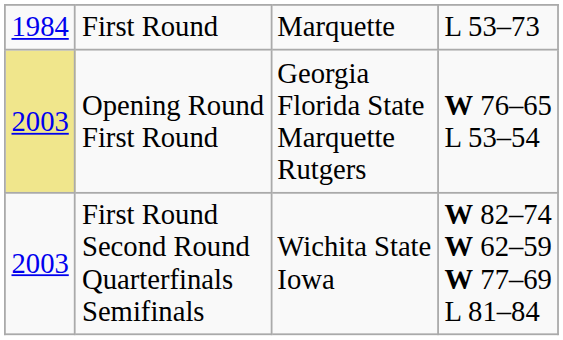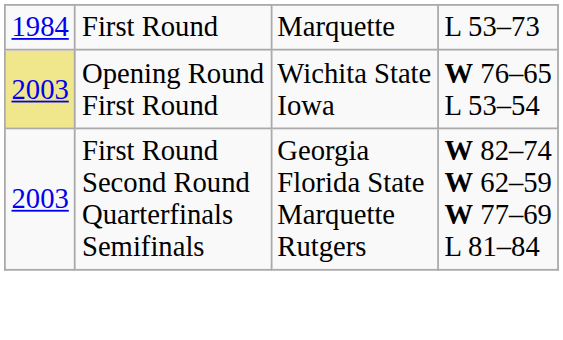(351, 120) Georgia Florida State Marquette Rutgers -> (354, 88) Wichita State Iowa
(354, 263) Wichita State Iowa -> (351, 198) Georgia Florida State Marquette Rutgers
